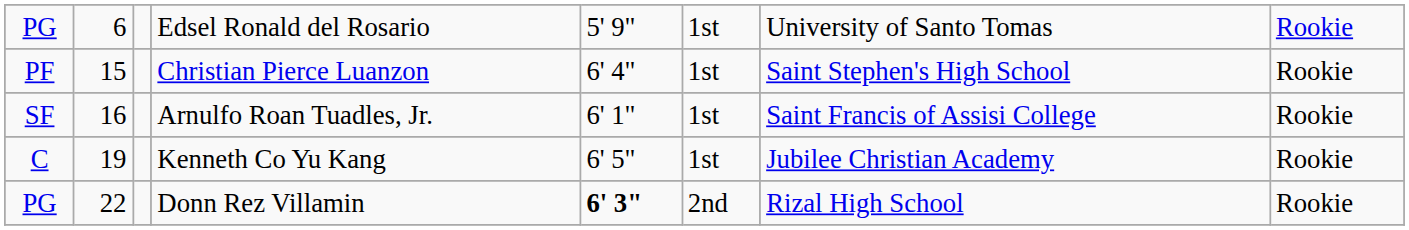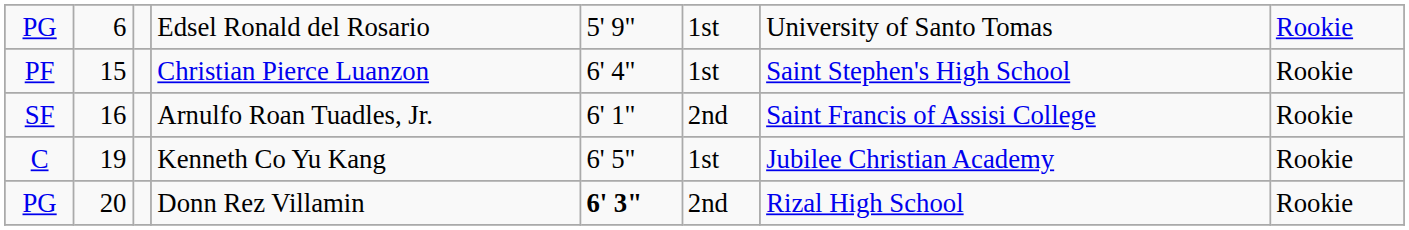(703, 114) 1st -> (708, 114) 2nd
(113, 203) 22 -> (113, 203) 20
